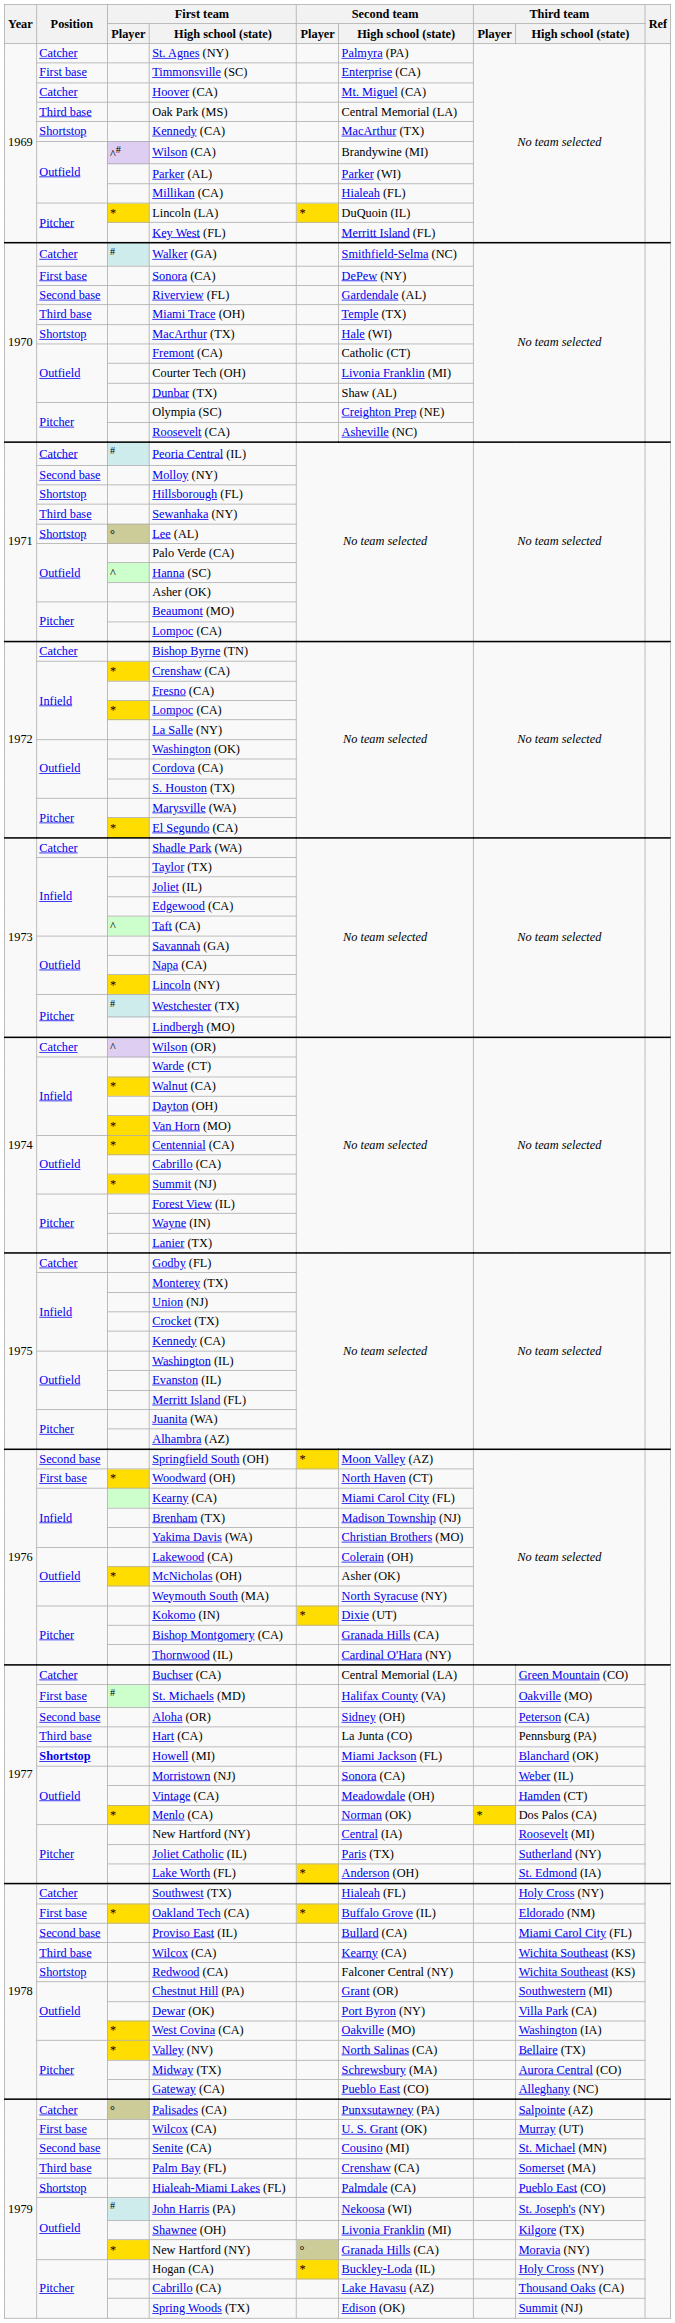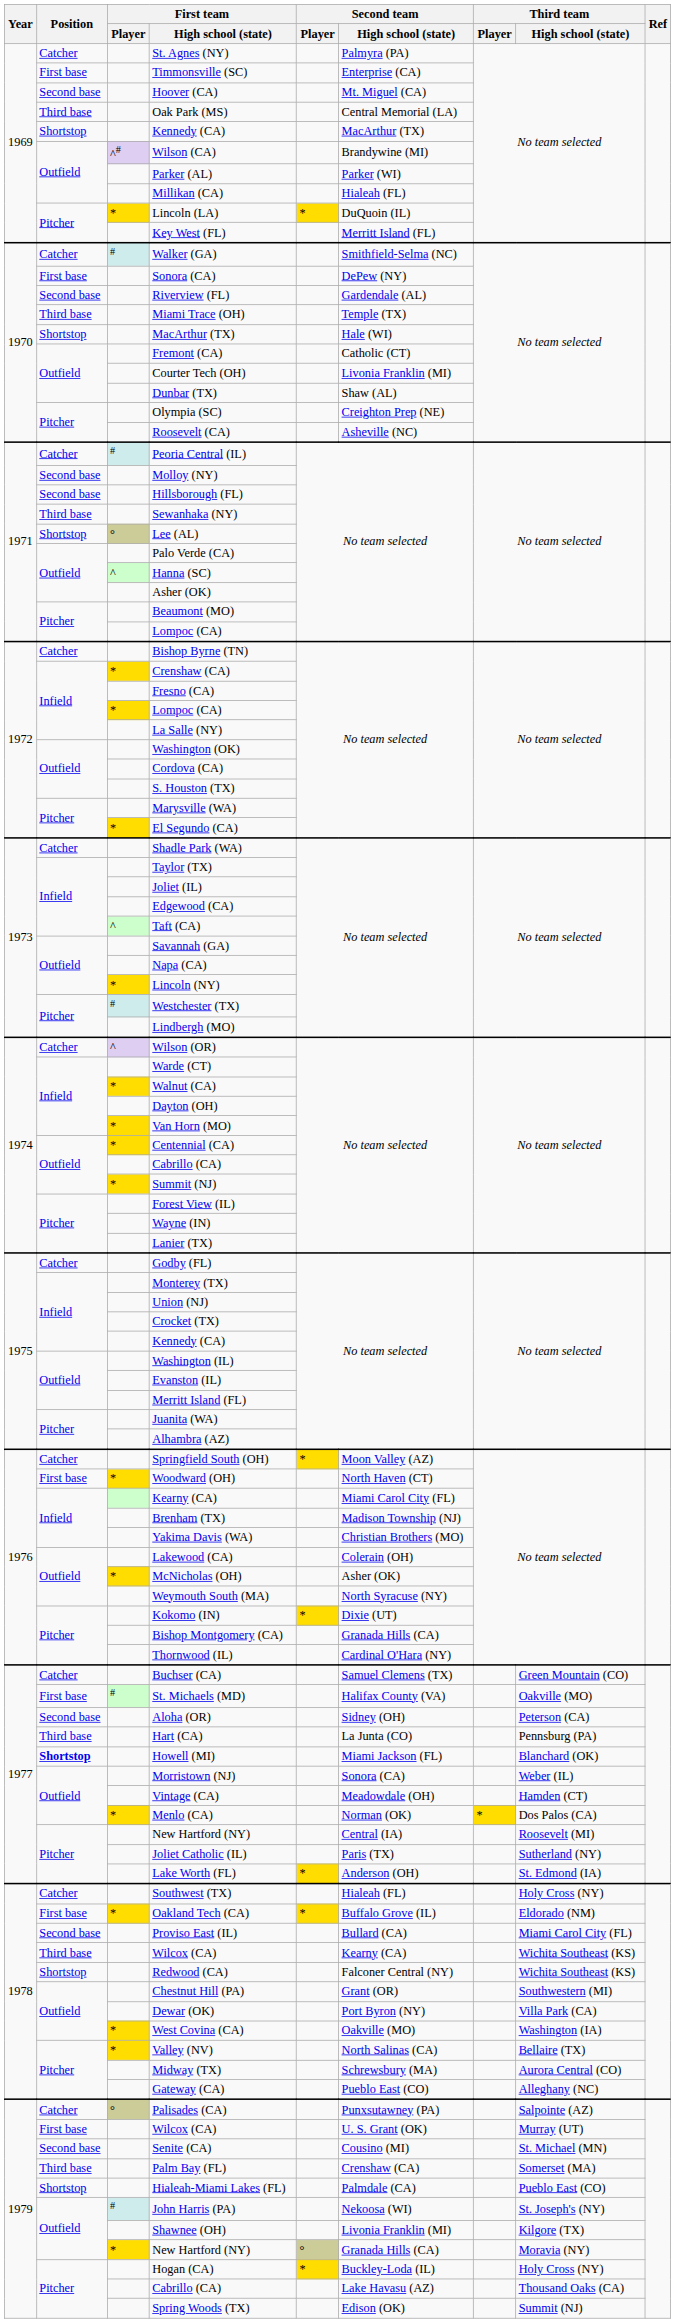(58, 92) Catcher -> (70, 92) Second base
(63, 494) Shortstop -> (70, 494) Second base
(70, 1459) Second base -> (58, 1459) Catcher
(399, 1675) Central Memorial (LA) -> (397, 1675) Samuel Clemens (TX)
